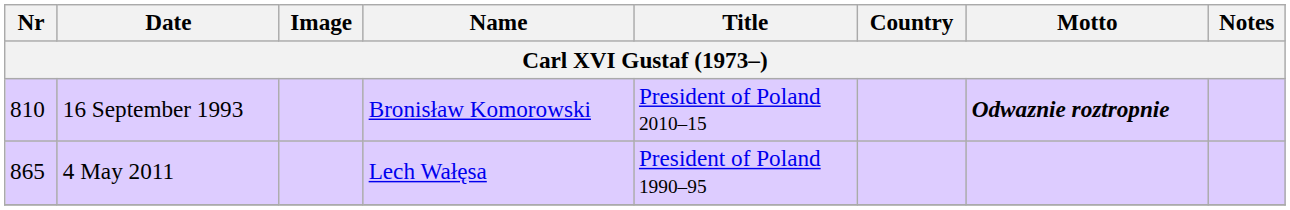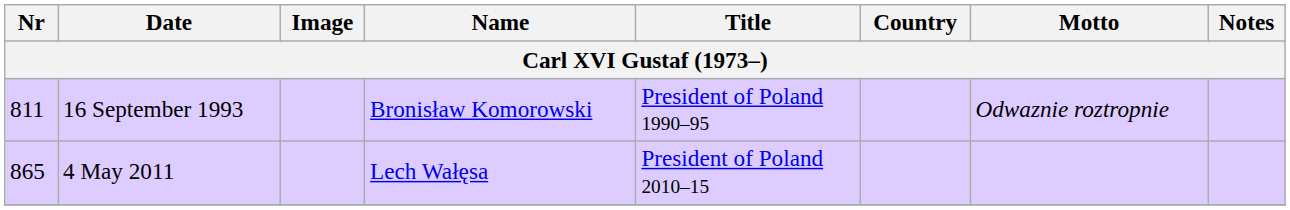(27, 109) 810 -> (27, 109) 811
(730, 109) President of Poland 2010–15 -> (732, 109) President of Poland 1990–95
(1071, 109) bold -> (1072, 109) normal
(730, 172) President of Poland 1990–95 -> (732, 172) President of Poland 2010–15
